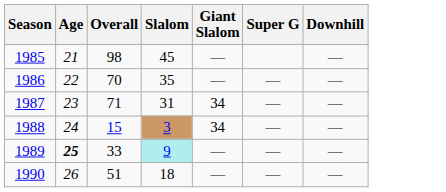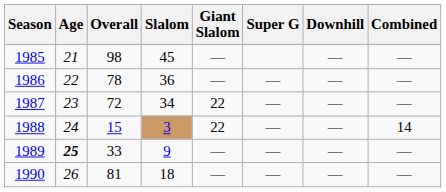+ column: (404, 24)
(114, 80) 70 -> (114, 80) 78
(167, 80) 35 -> (167, 80) 36
(114, 103) 71 -> (114, 103) 72
(167, 103) 31 -> (167, 103) 34
(218, 103) 34 -> (218, 103) 22
(218, 127) 34 -> (218, 127) 22
(167, 151) paleturquoise background -> (167, 151) no background
(114, 174) 51 -> (114, 174) 81
